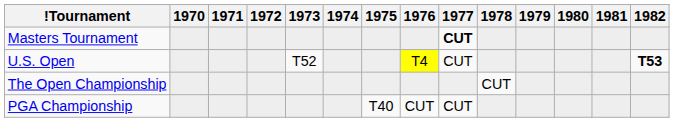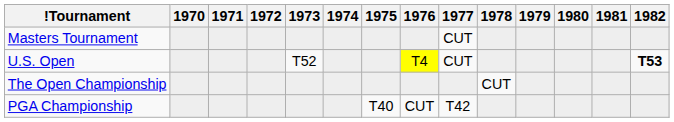(458, 39) bold -> (458, 39) normal
(458, 106) CUT -> (458, 106) T42
